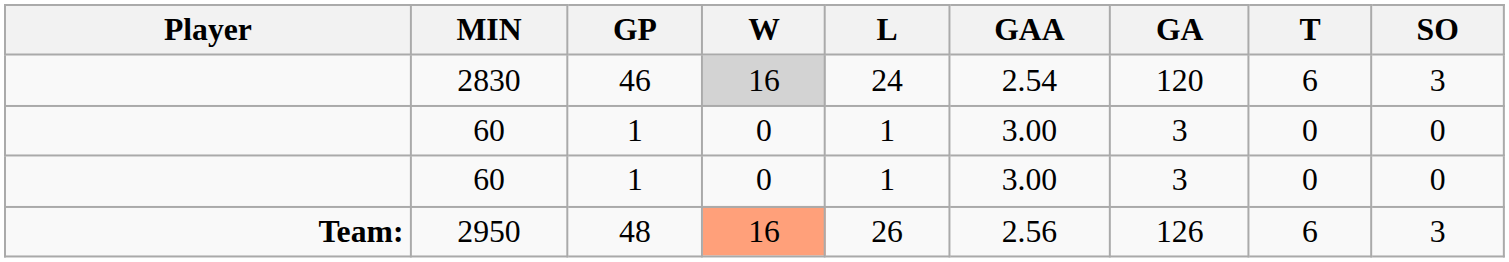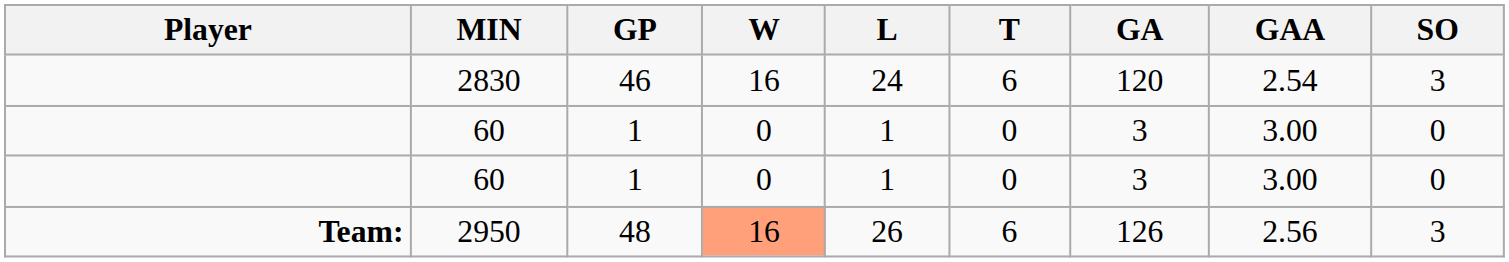columns swapped: (1310, 29) <-> (1029, 29)
(764, 79) lightgrey background -> (764, 79) no background
